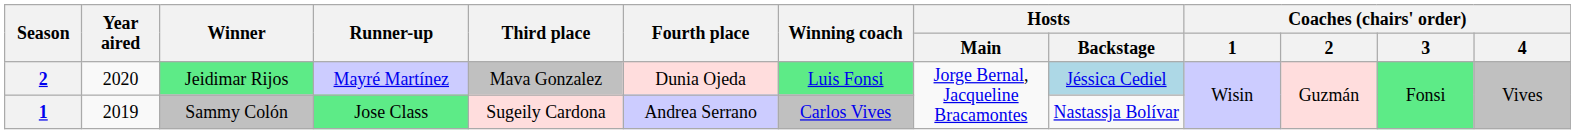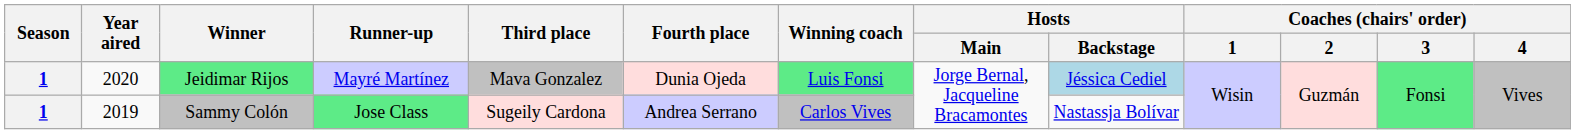(43, 78) 2 -> (43, 78) 1
